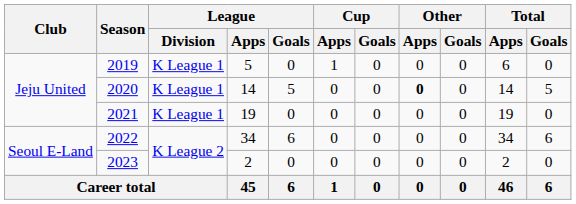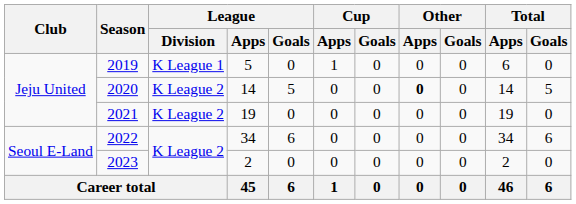(188, 89) K League 1 -> (188, 89) K League 2
(188, 114) K League 1 -> (188, 114) K League 2
